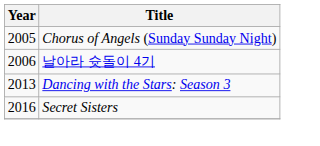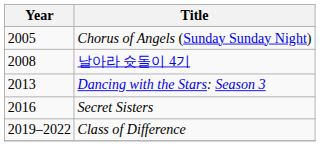(22, 61) 2006 -> (22, 61) 2008
+ row: (132, 129)
